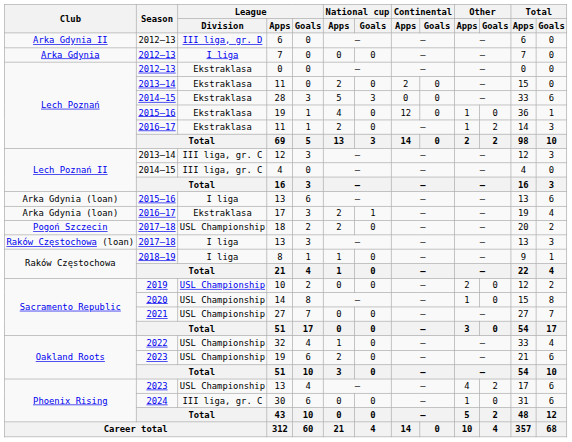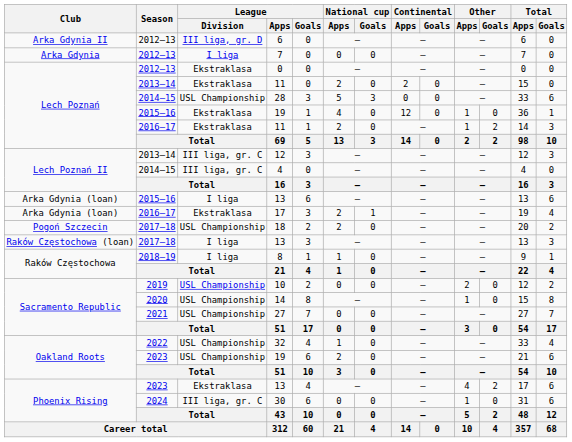(222, 98) Ekstraklasa -> (222, 98) USL Championship
(222, 386) USL Championship -> (222, 386) Ekstraklasa
